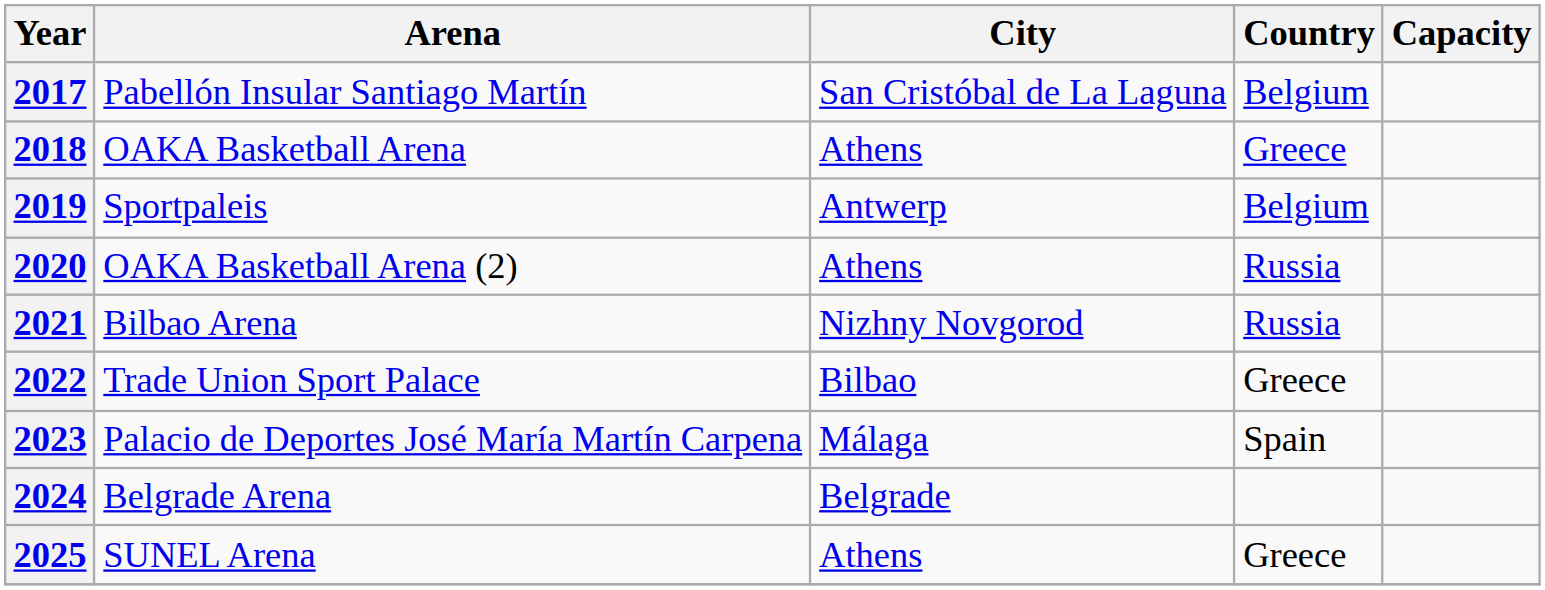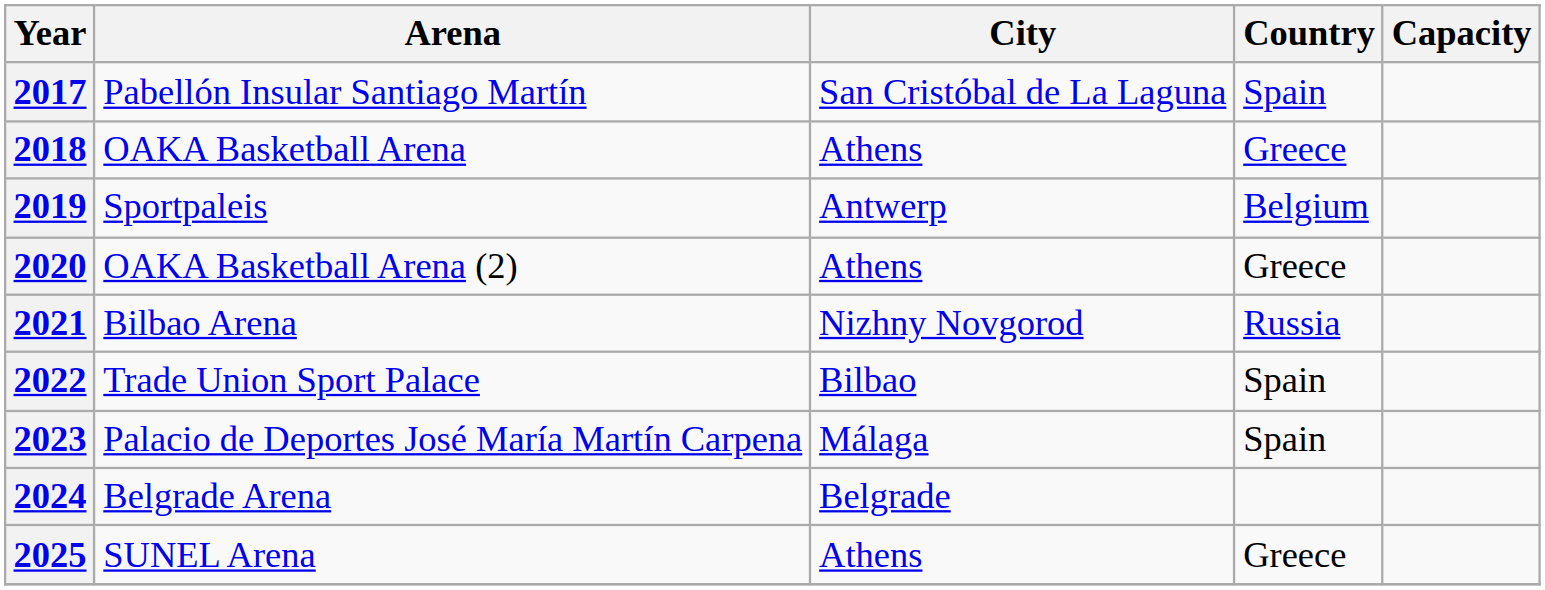(1306, 91) Belgium -> (1285, 91) Spain
(1292, 264) Russia -> (1295, 264) Greece
(1295, 380) Greece -> (1285, 380) Spain
